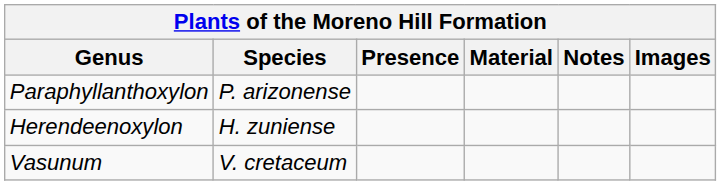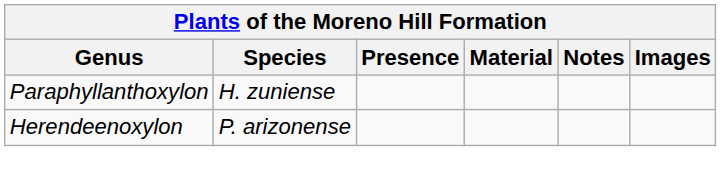(285, 92) P. arizonense -> (277, 92) H. zuniense
(277, 127) H. zuniense -> (285, 127) P. arizonense
- row: (56, 162)
